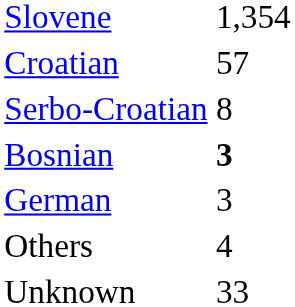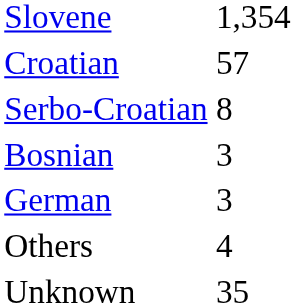(224, 154) bold -> (224, 154) normal
(233, 291) 33 -> (233, 291) 35
